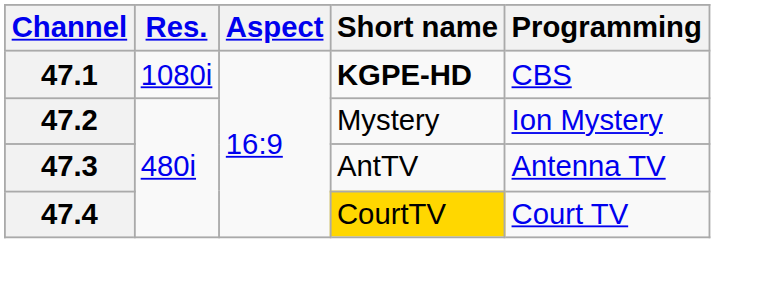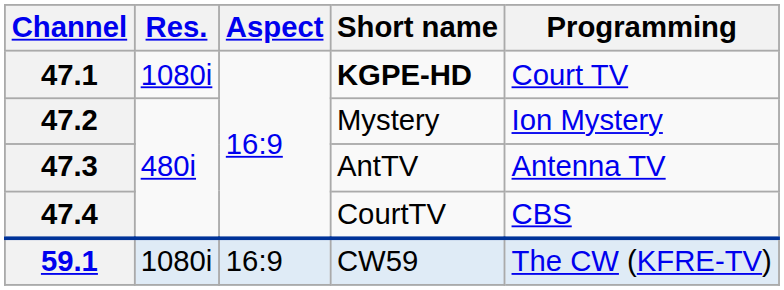(542, 74) CBS -> (570, 74) Court TV
(391, 213) gold background -> (391, 213) no background
(570, 213) Court TV -> (542, 213) CBS
+ row: (69, 261)
